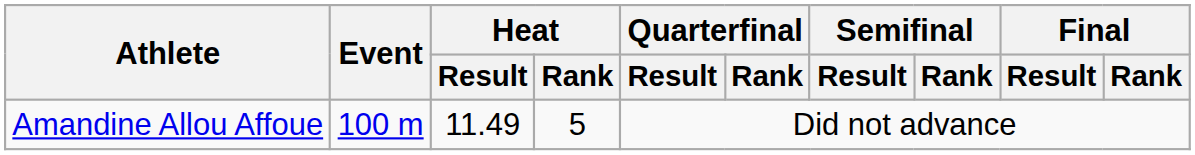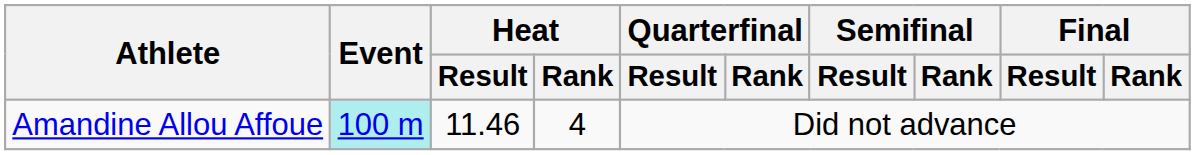(381, 125) no background -> (381, 125) paleturquoise background
(483, 125) 11.49 -> (483, 125) 11.46
(577, 125) 5 -> (577, 125) 4
